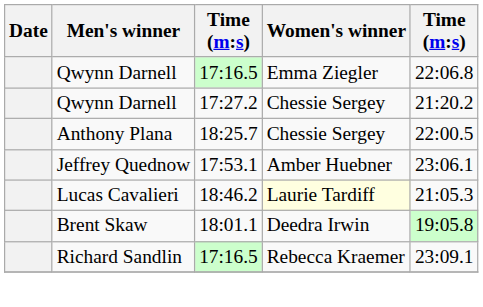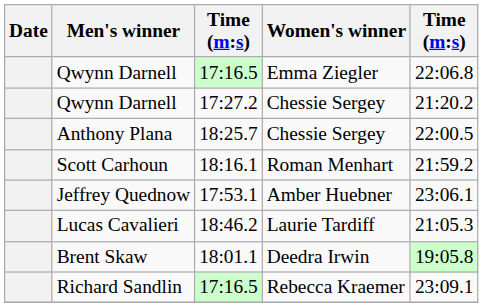+ row: (112, 164)
(321, 195) lightyellow background -> (321, 225) no background
